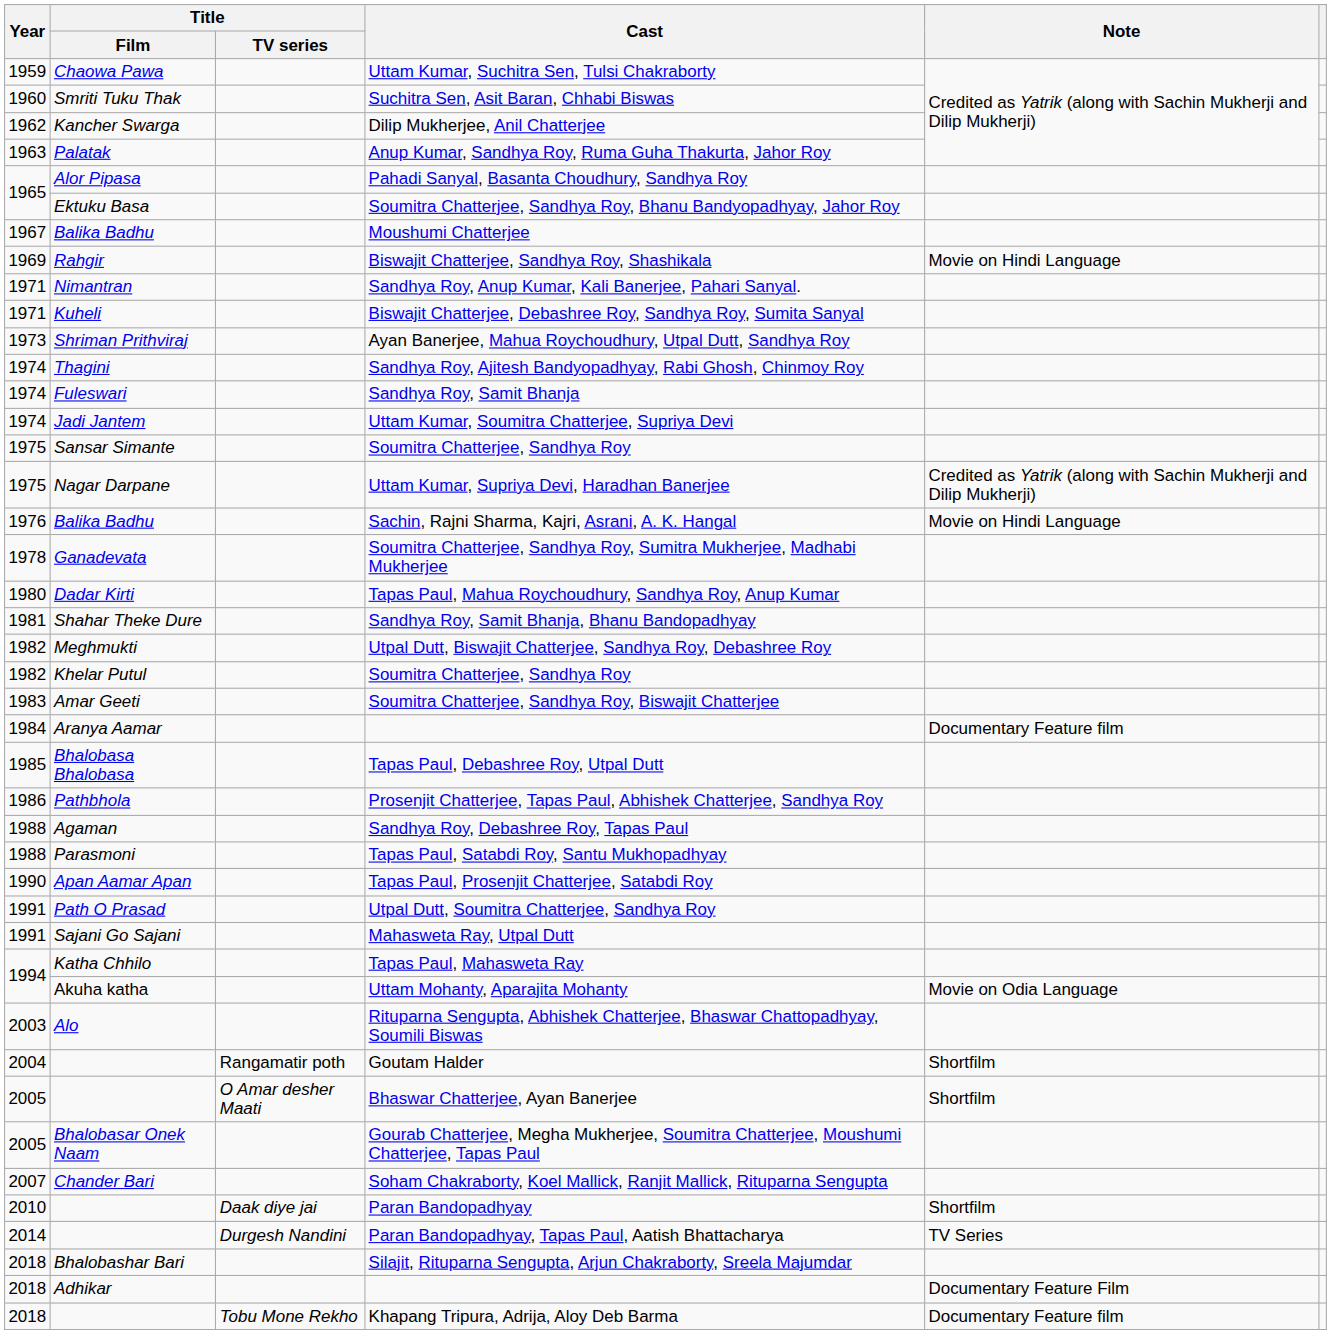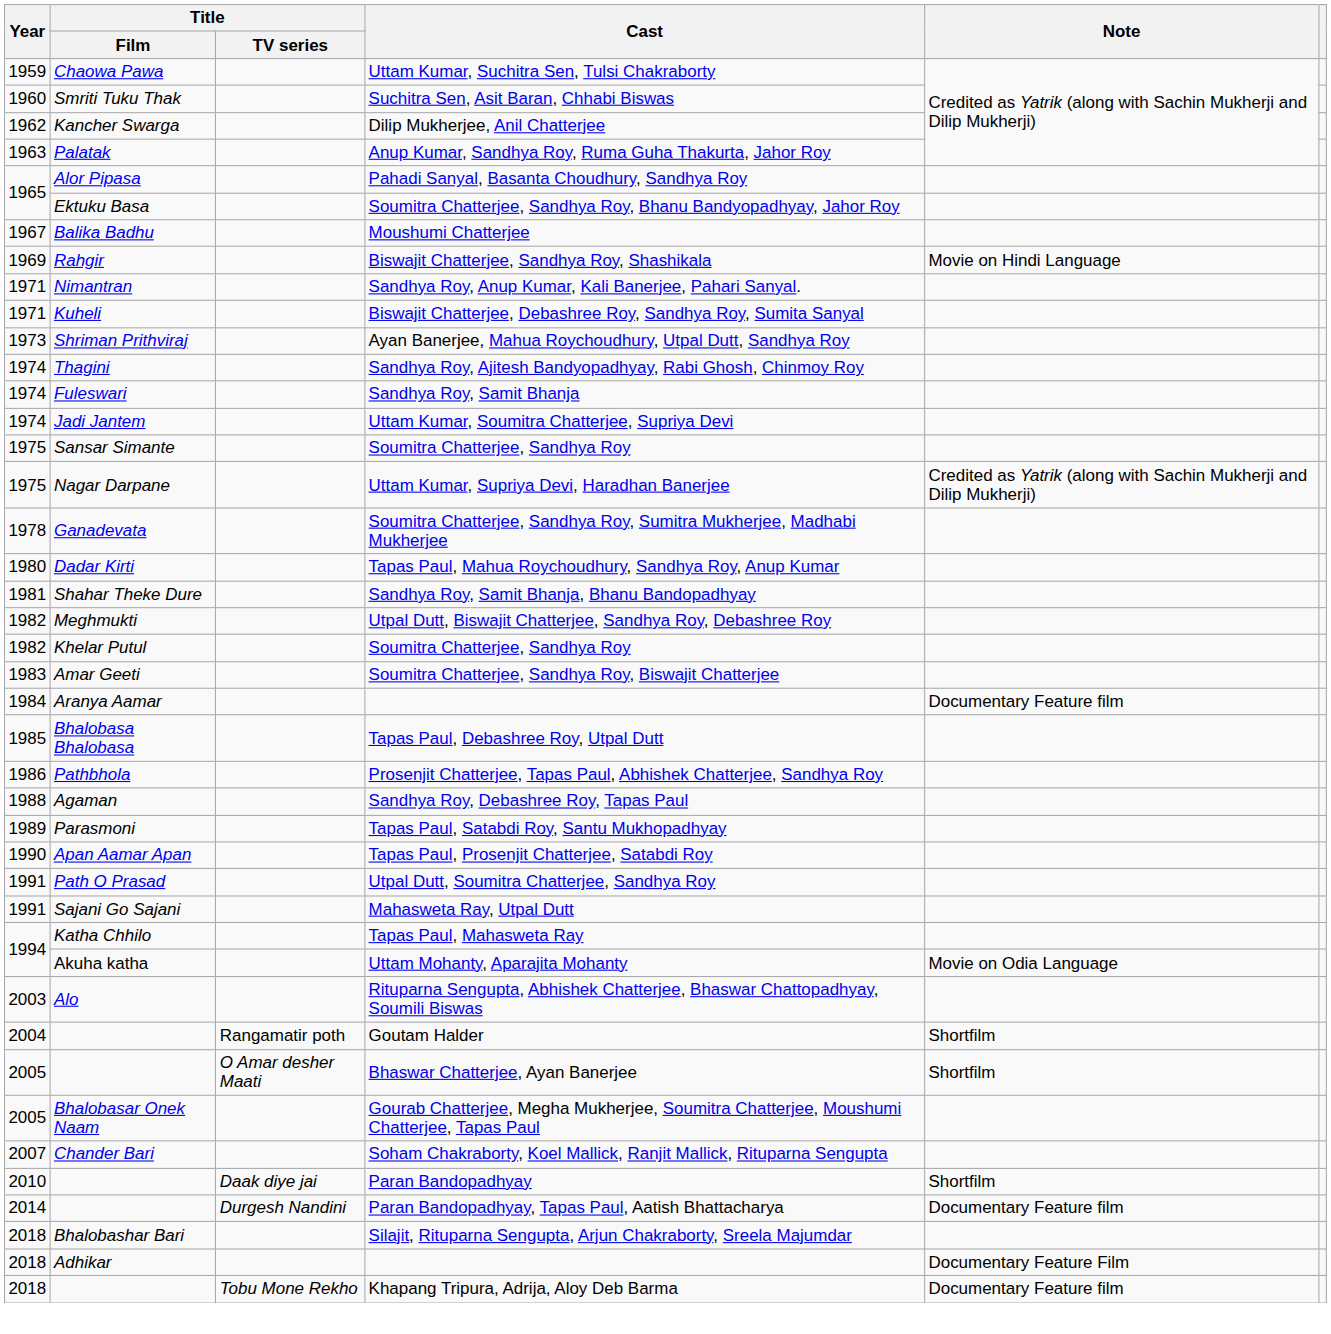- row: (104, 521)
(27, 855) 1988 -> (27, 828) 1989
(966, 1235) TV Series -> (1026, 1208) Documentary Feature film
